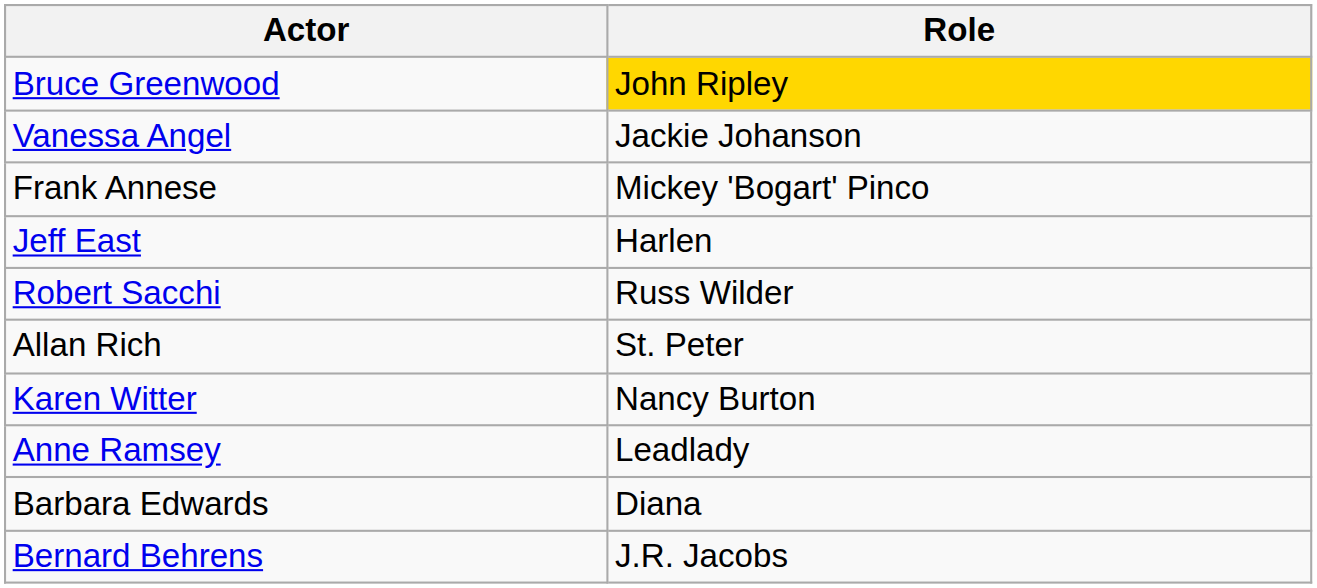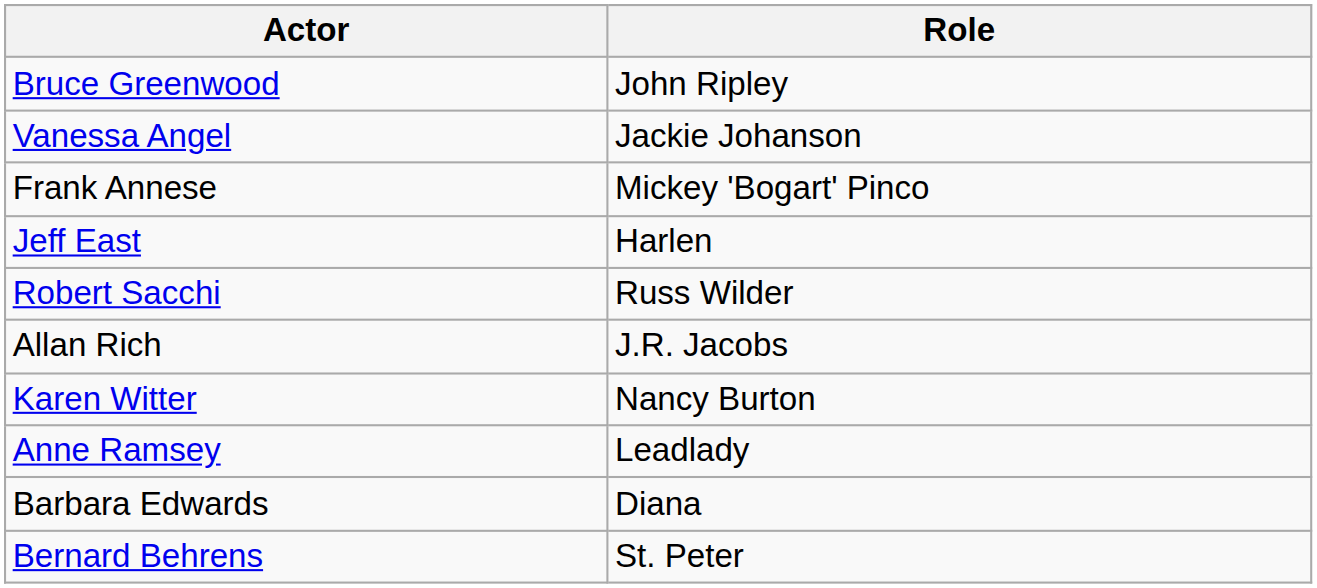(702, 83) gold background -> (702, 83) no background
(679, 345) St. Peter -> (701, 345) J.R. Jacobs
(701, 556) J.R. Jacobs -> (679, 556) St. Peter
